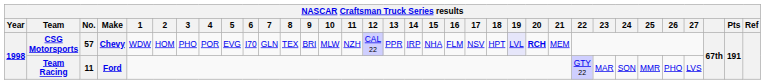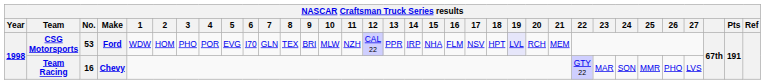(89, 44) 57 -> (89, 44) 53
(112, 44) Chevy -> (112, 44) Ford
(537, 44) bold -> (537, 44) normal
(89, 68) 11 -> (89, 68) 16
(112, 68) Ford -> (112, 68) Chevy
